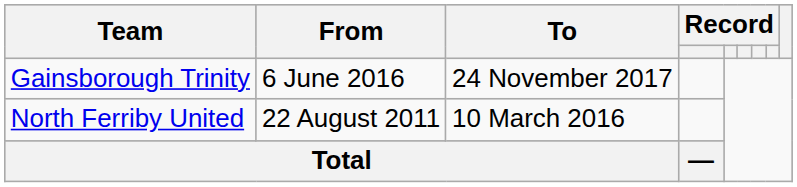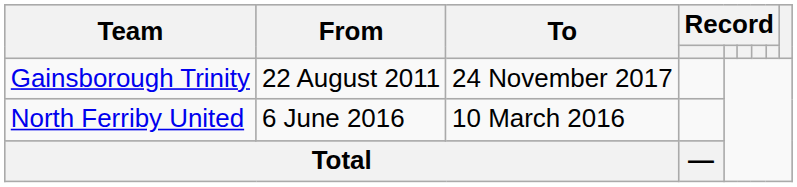(333, 78) 6 June 2016 -> (351, 78) 22 August 2011
(351, 119) 22 August 2011 -> (333, 119) 6 June 2016
